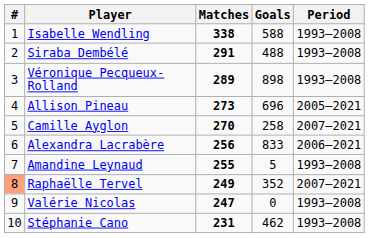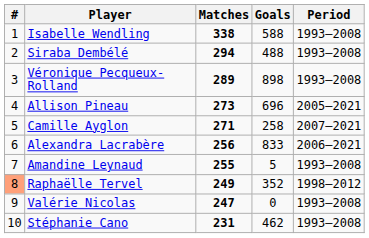(224, 53) 291 -> (224, 53) 294
(224, 125) 270 -> (224, 125) 271
(329, 184) 2007–2021 -> (329, 184) 1998–2012
